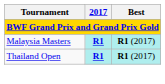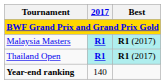+ row: (40, 72)
